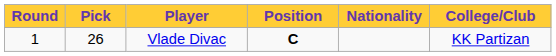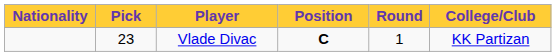columns swapped: (35, 16) <-> (384, 16)
(96, 39) 26 -> (126, 39) 23
